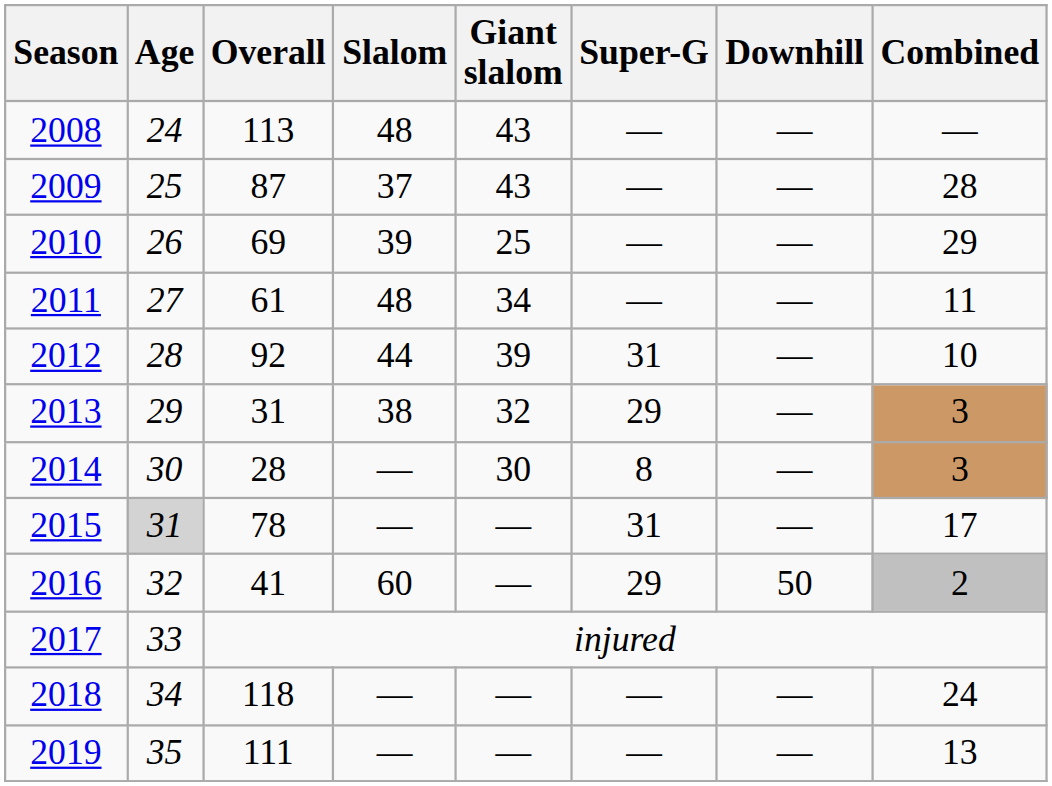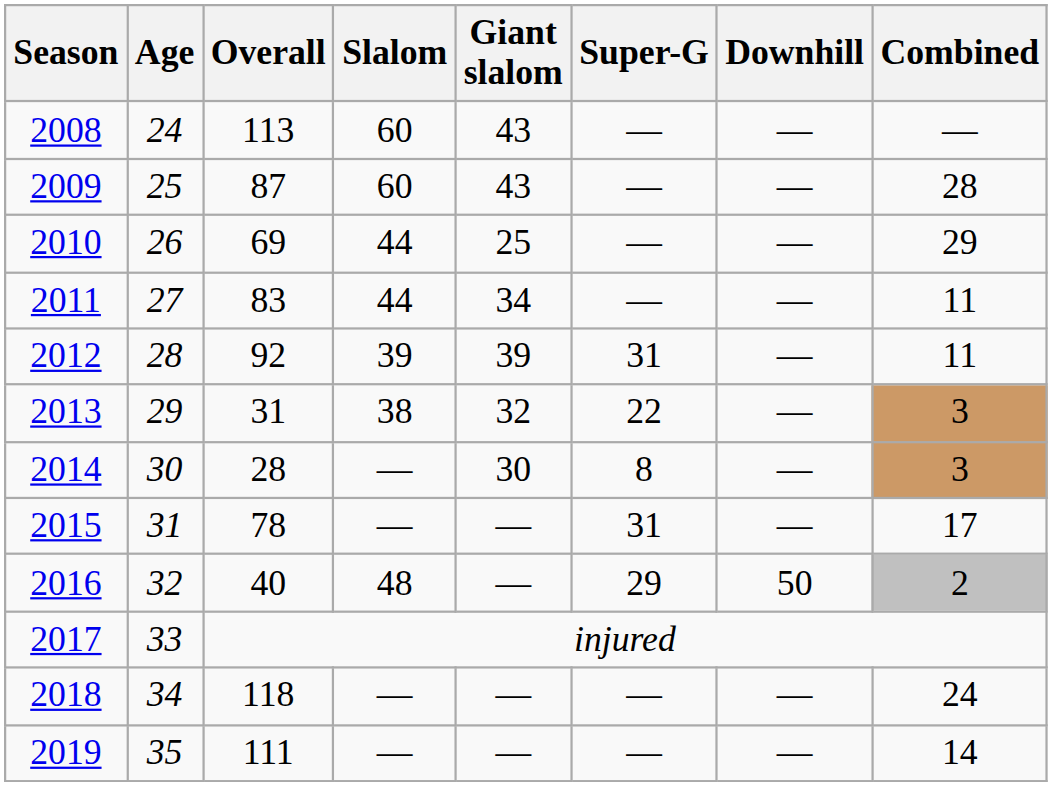(395, 129) 48 -> (395, 129) 60
(395, 186) 37 -> (395, 186) 60
(395, 242) 39 -> (395, 242) 44
(268, 299) 61 -> (268, 299) 83
(395, 299) 48 -> (395, 299) 44
(395, 355) 44 -> (395, 355) 39
(960, 355) 10 -> (960, 355) 11
(644, 412) 29 -> (644, 412) 22
(165, 525) lightgrey background -> (165, 525) no background
(268, 582) 41 -> (268, 582) 40
(395, 582) 60 -> (395, 582) 48
(960, 751) 13 -> (960, 751) 14
